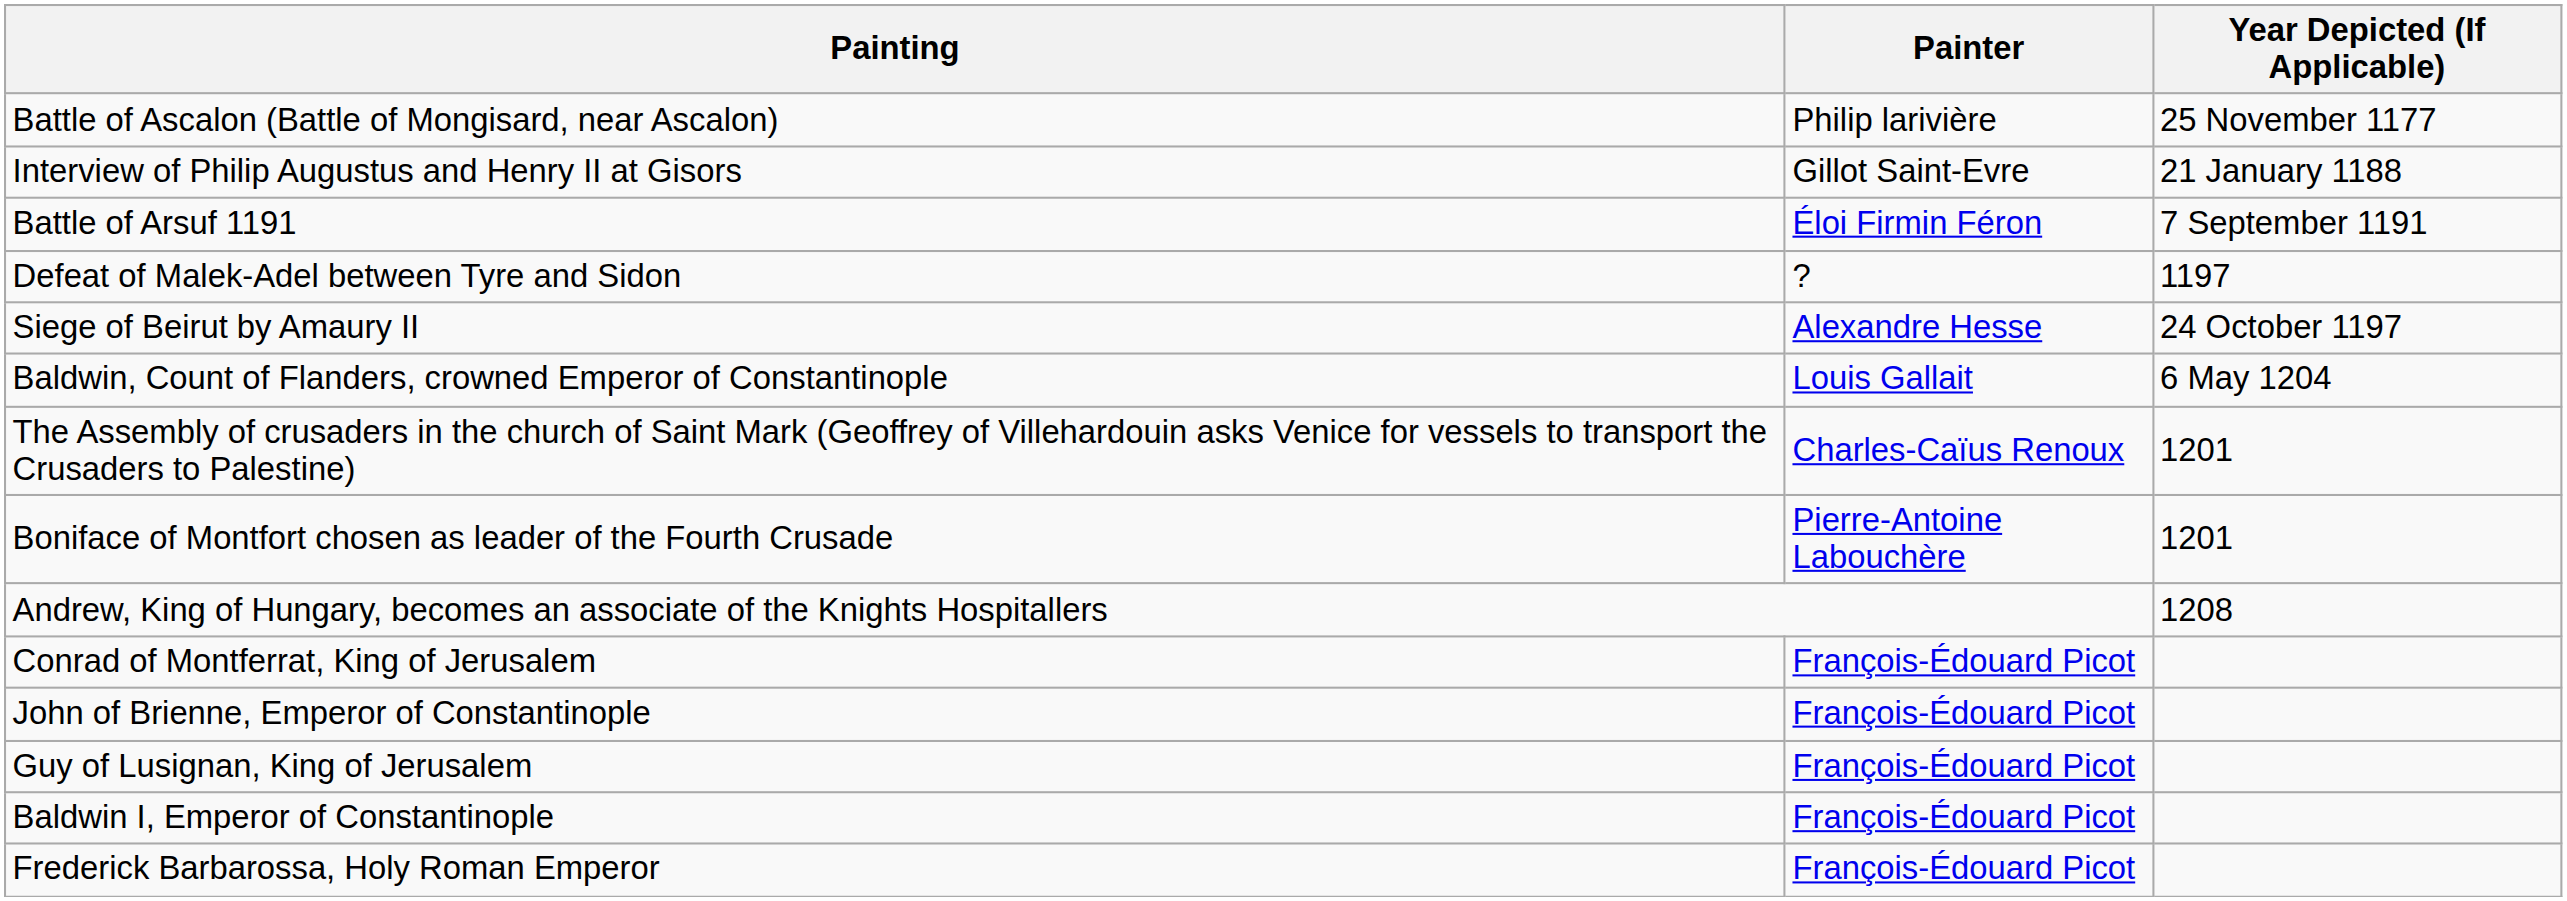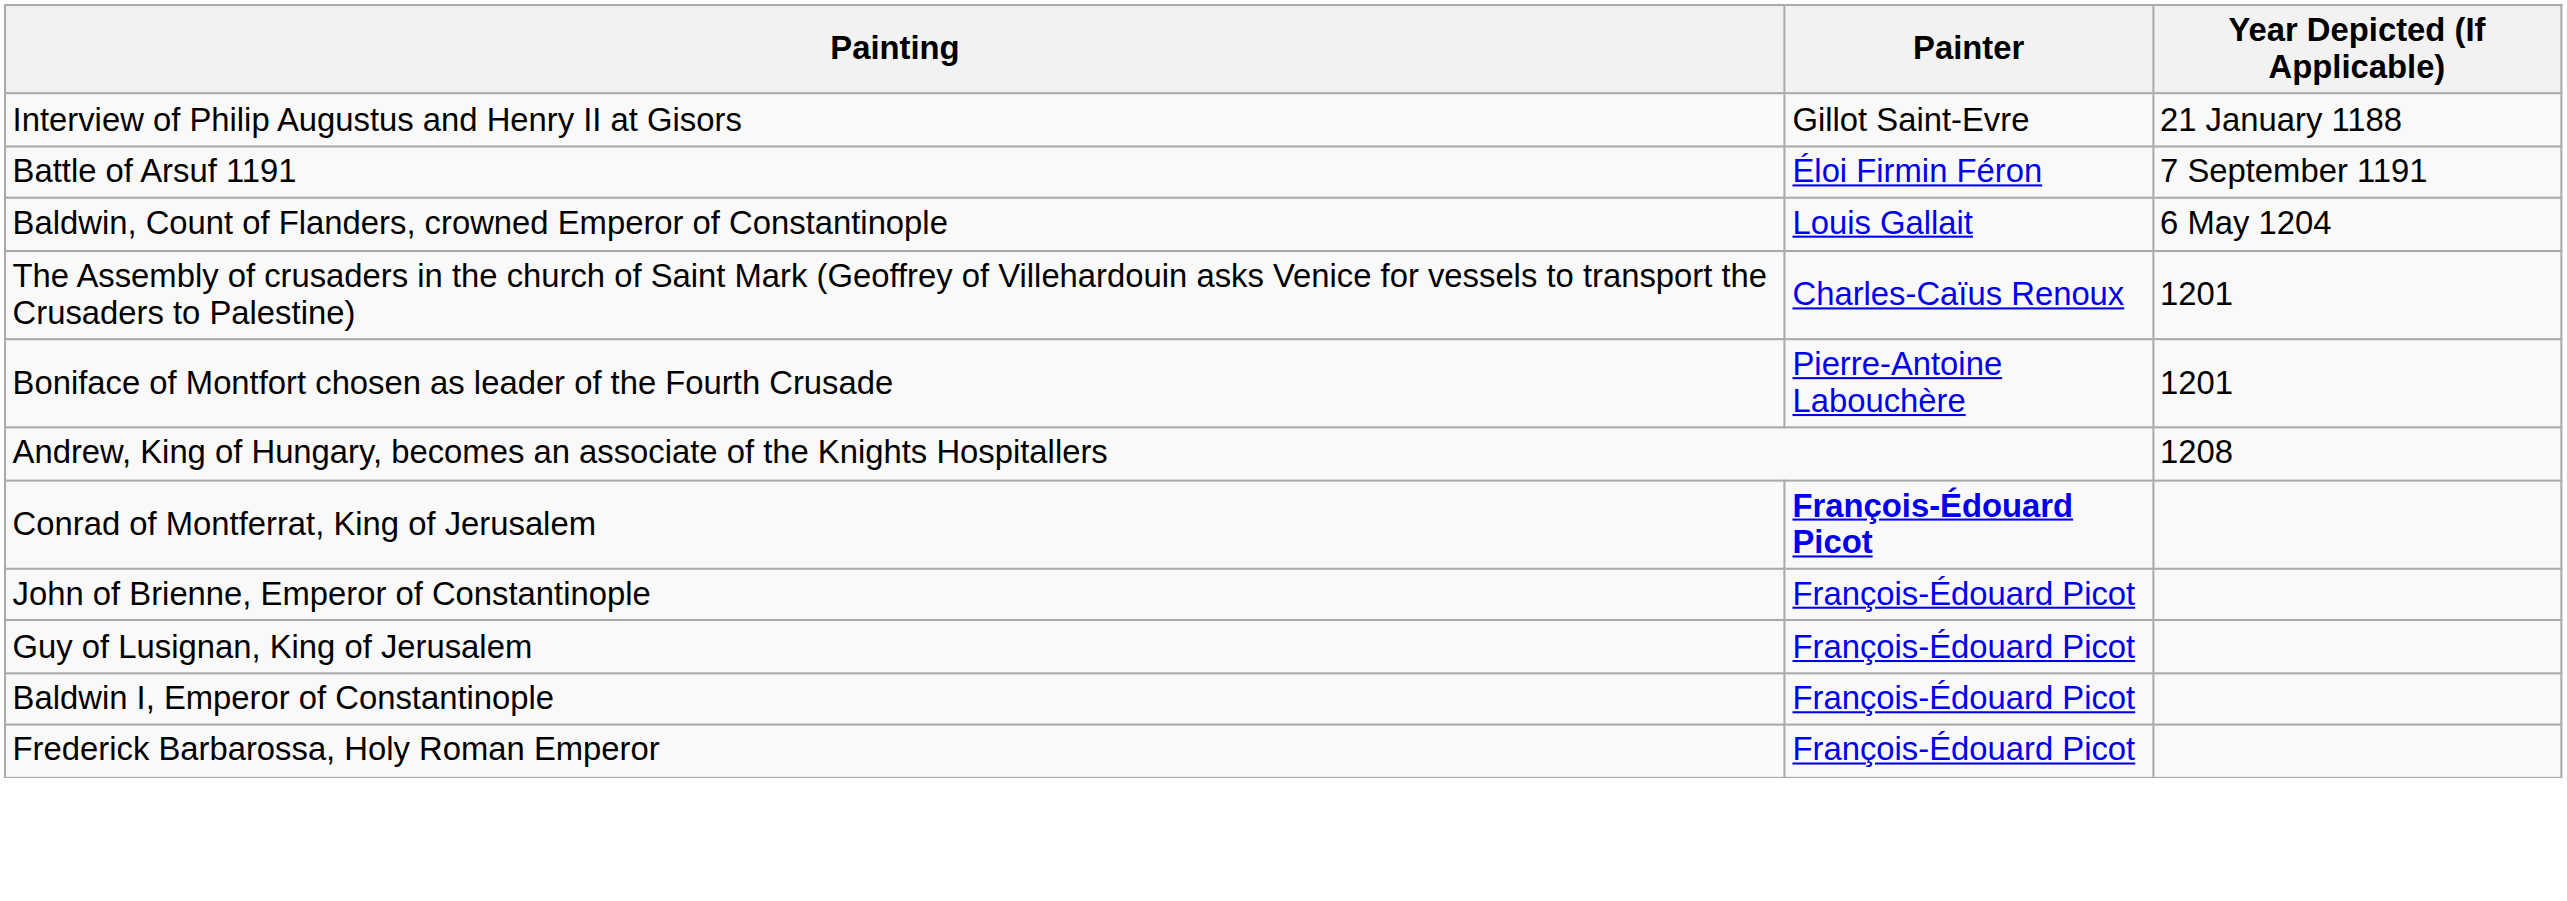- row: (395, 119)
- row: (347, 275)
- row: (216, 327)
(1964, 661) normal -> (1933, 523) bold
